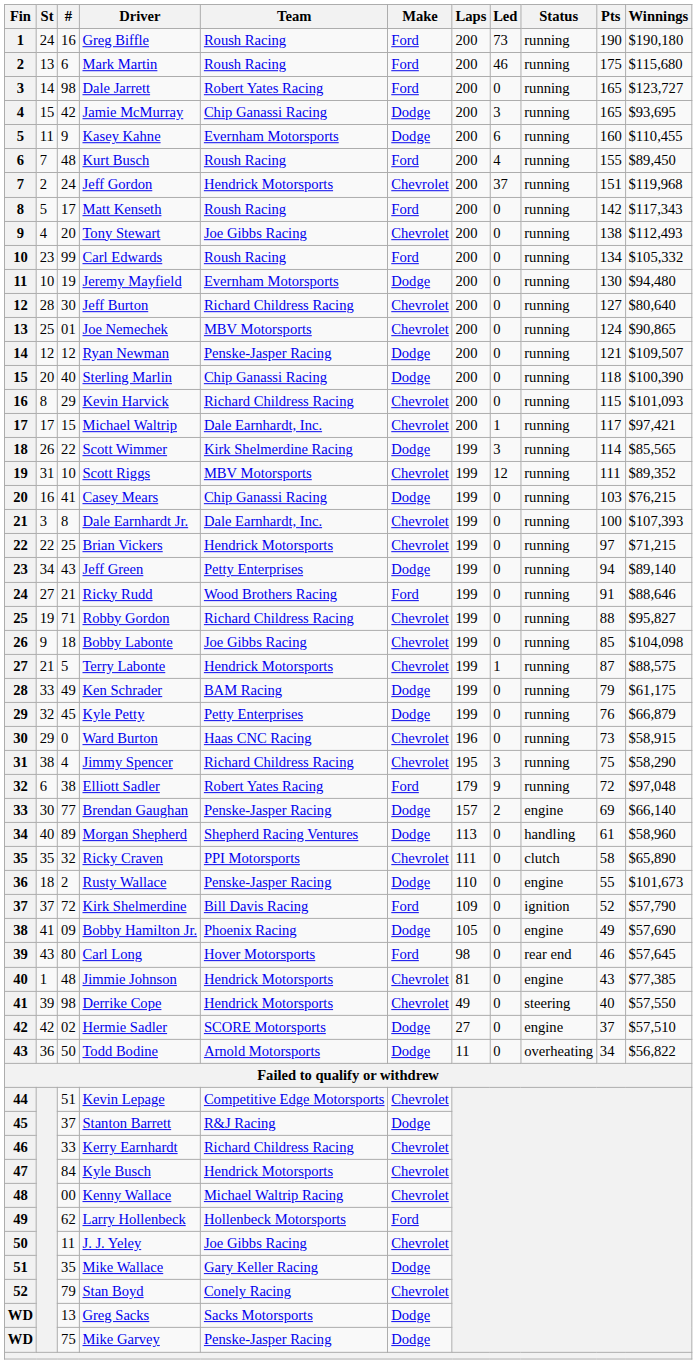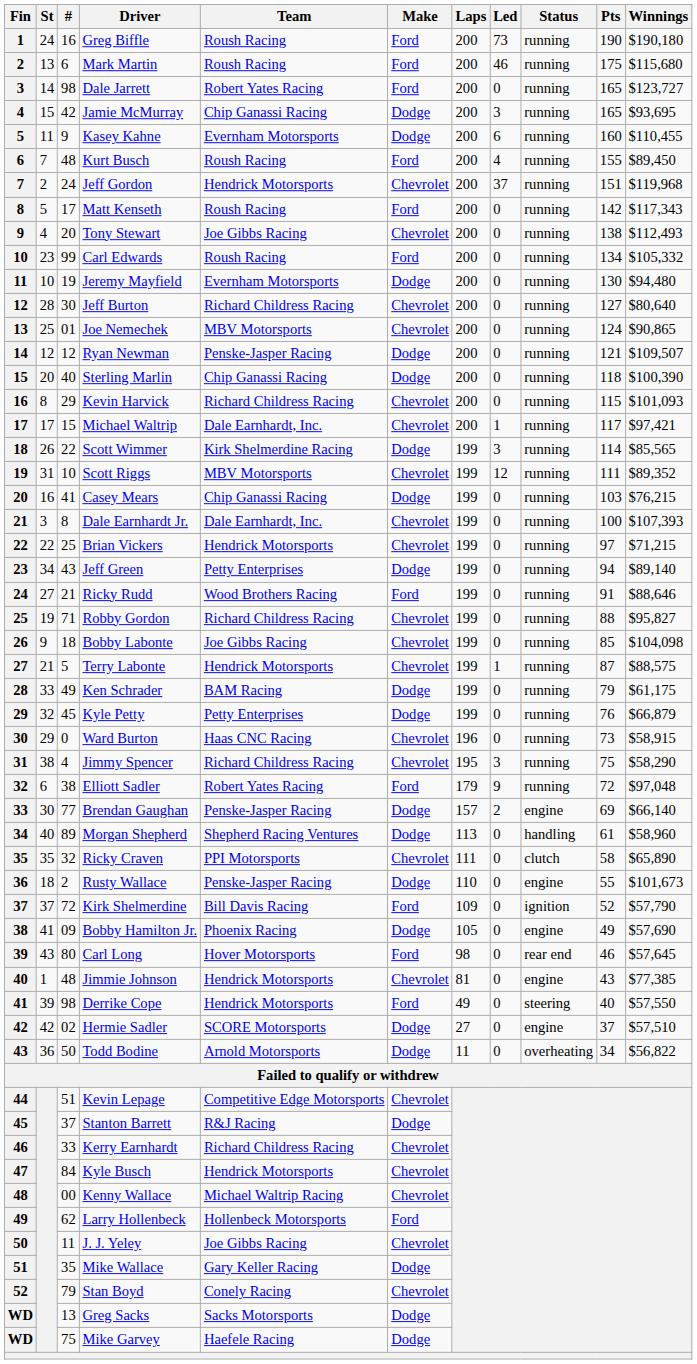(420, 1003) Chevrolet -> (405, 1003) Ford
(268, 1340) Penske-Jasper Racing -> (249, 1340) Haefele Racing
